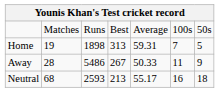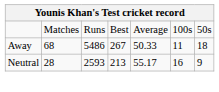- row: (21, 46)
(49, 62) 28 -> (49, 46) 68
(200, 62) 9 -> (202, 46) 18
(49, 79) 68 -> (49, 62) 28
(202, 79) 18 -> (200, 62) 9
